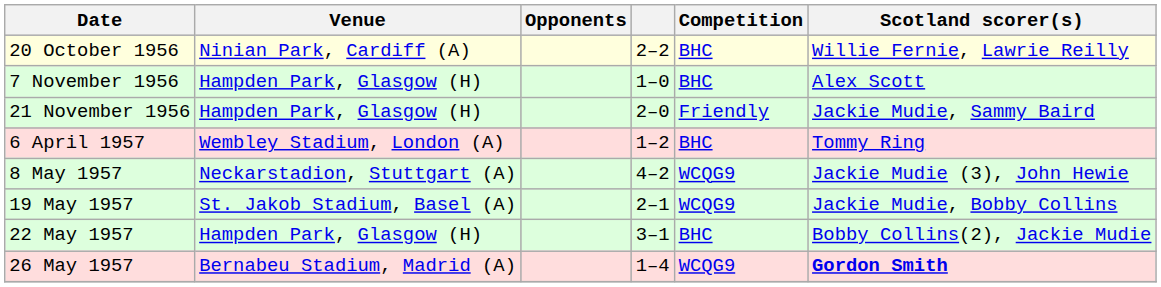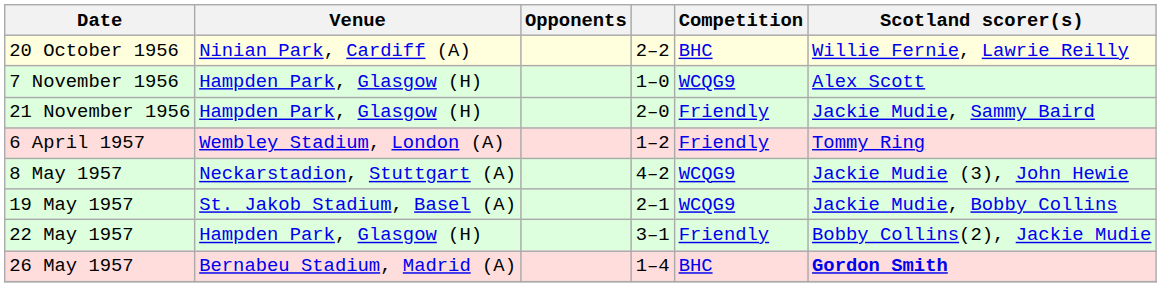(696, 82) BHC -> (707, 82) WCQG9
(696, 143) BHC -> (724, 143) Friendly
(696, 235) BHC -> (724, 235) Friendly
(707, 266) WCQG9 -> (696, 266) BHC
